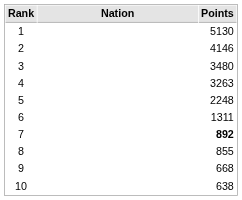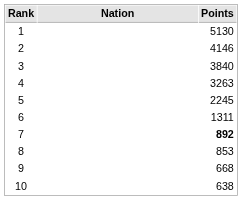(222, 66) 3480 -> (222, 66) 3840
(222, 100) 2248 -> (222, 100) 2245
(225, 152) 855 -> (225, 152) 853
